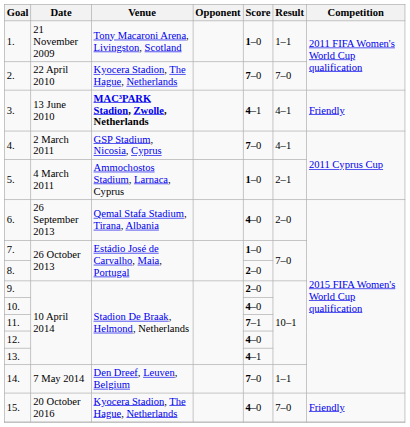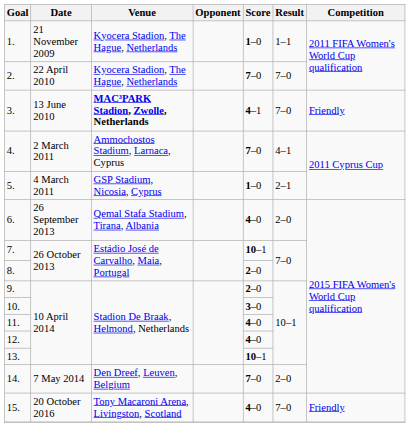(141, 41) Tony Macaroni Arena, Livingston, Scotland -> (140, 41) Kyocera Stadion, The Hague, Netherlands
(283, 110) 4–1 -> (283, 110) 7–0
(128, 145) GSP Stadium, Nicosia, Cyprus -> (132, 151) Ammochostos Stadium, Larnaca, Cyprus
(132, 179) Ammochostos Stadium, Larnaca, Cyprus -> (128, 185) GSP Stadium, Nicosia, Cyprus
(253, 250) 1–0 -> (256, 250) 10–1
(253, 306) 4–0 -> (253, 306) 3–0
(253, 322) 7–1 -> (253, 322) 4–0
(253, 356) 4–1 -> (256, 356) 10–1
(283, 379) 1–1 -> (283, 379) 2–0
(140, 407) Kyocera Stadion, The Hague, Netherlands -> (141, 407) Tony Macaroni Arena, Livingston, Scotland
